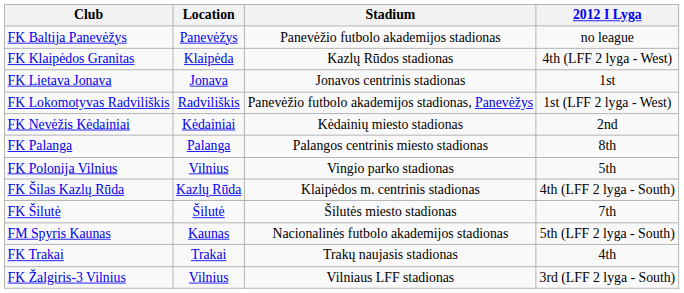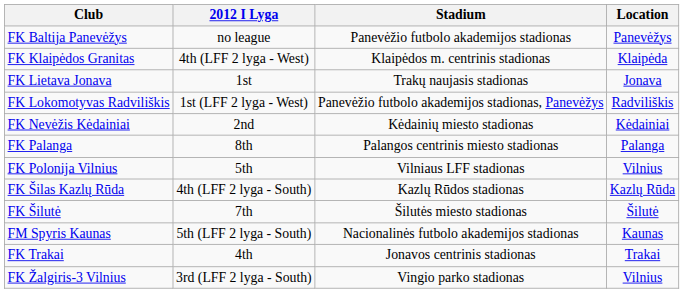columns swapped: (209, 15) <-> (607, 15)
(390, 59) Kazlų Rūdos stadionas -> (461, 59) Klaipėdos m. centrinis stadionas
(390, 80) Jonavos centrinis stadionas -> (461, 80) Trakų naujasis stadionas
(390, 168) Vingio parko stadionas -> (461, 168) Vilniaus LFF stadionas
(390, 189) Klaipėdos m. centrinis stadionas -> (461, 189) Kazlų Rūdos stadionas
(390, 255) Trakų naujasis stadionas -> (461, 255) Jonavos centrinis stadionas
(390, 277) Vilniaus LFF stadionas -> (461, 277) Vingio parko stadionas
